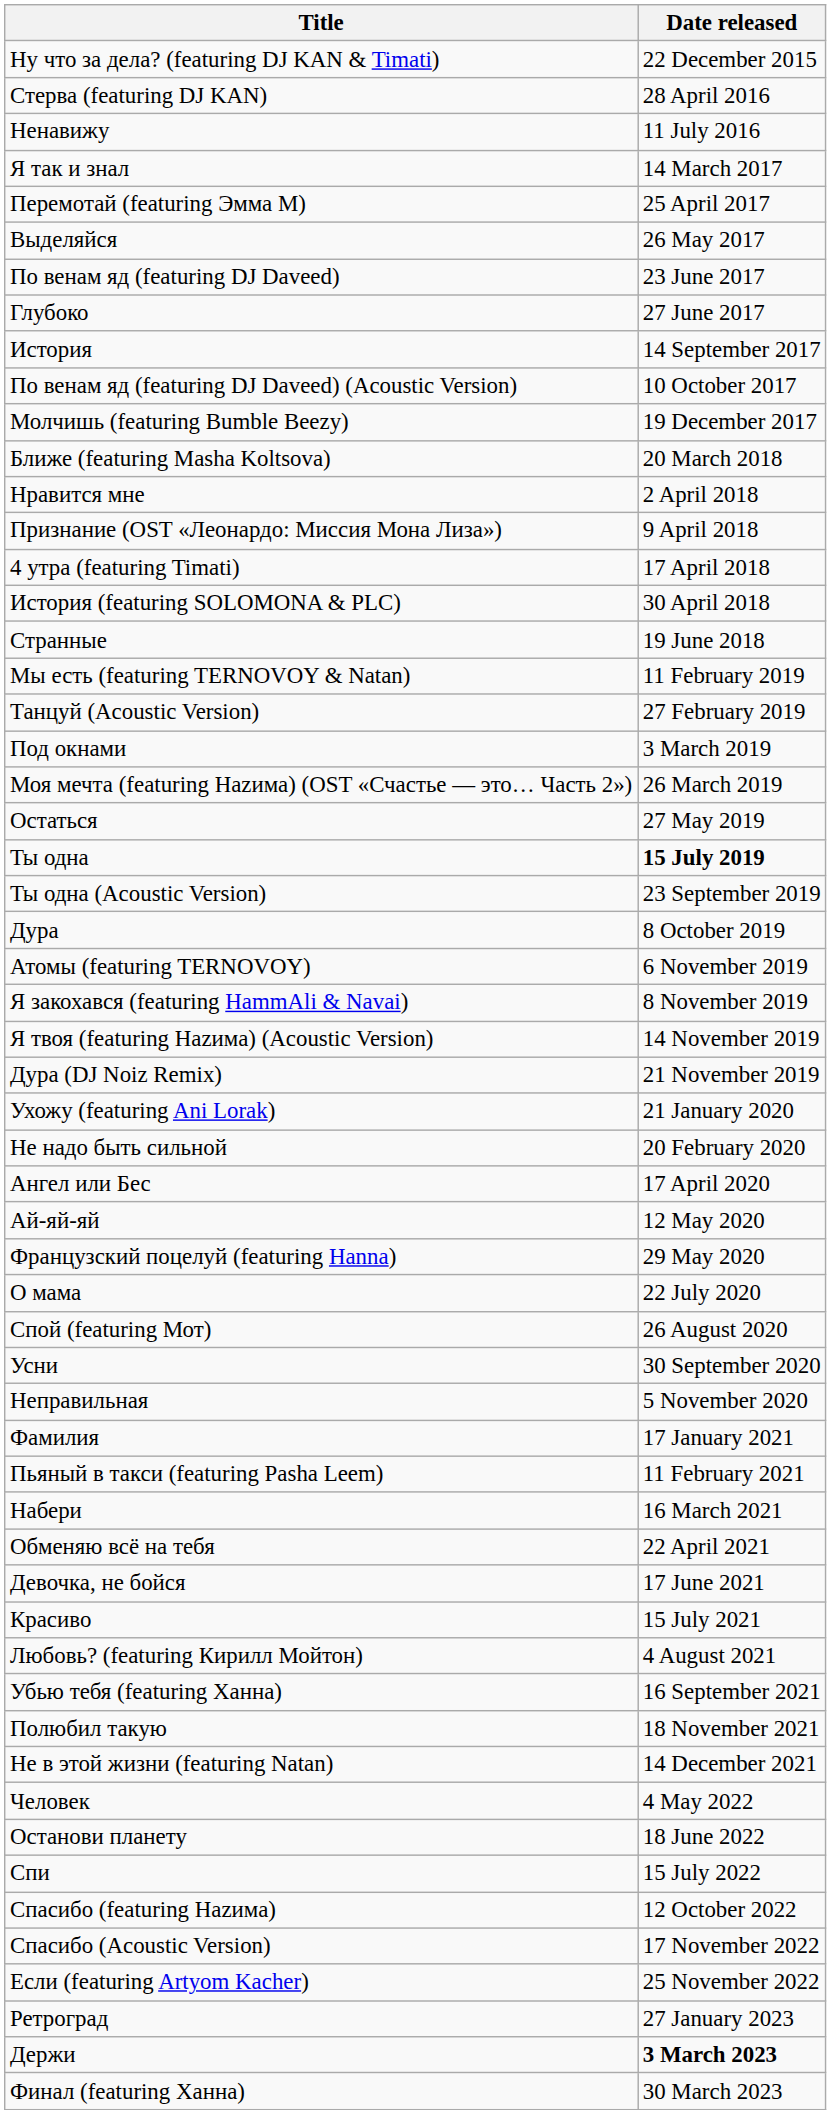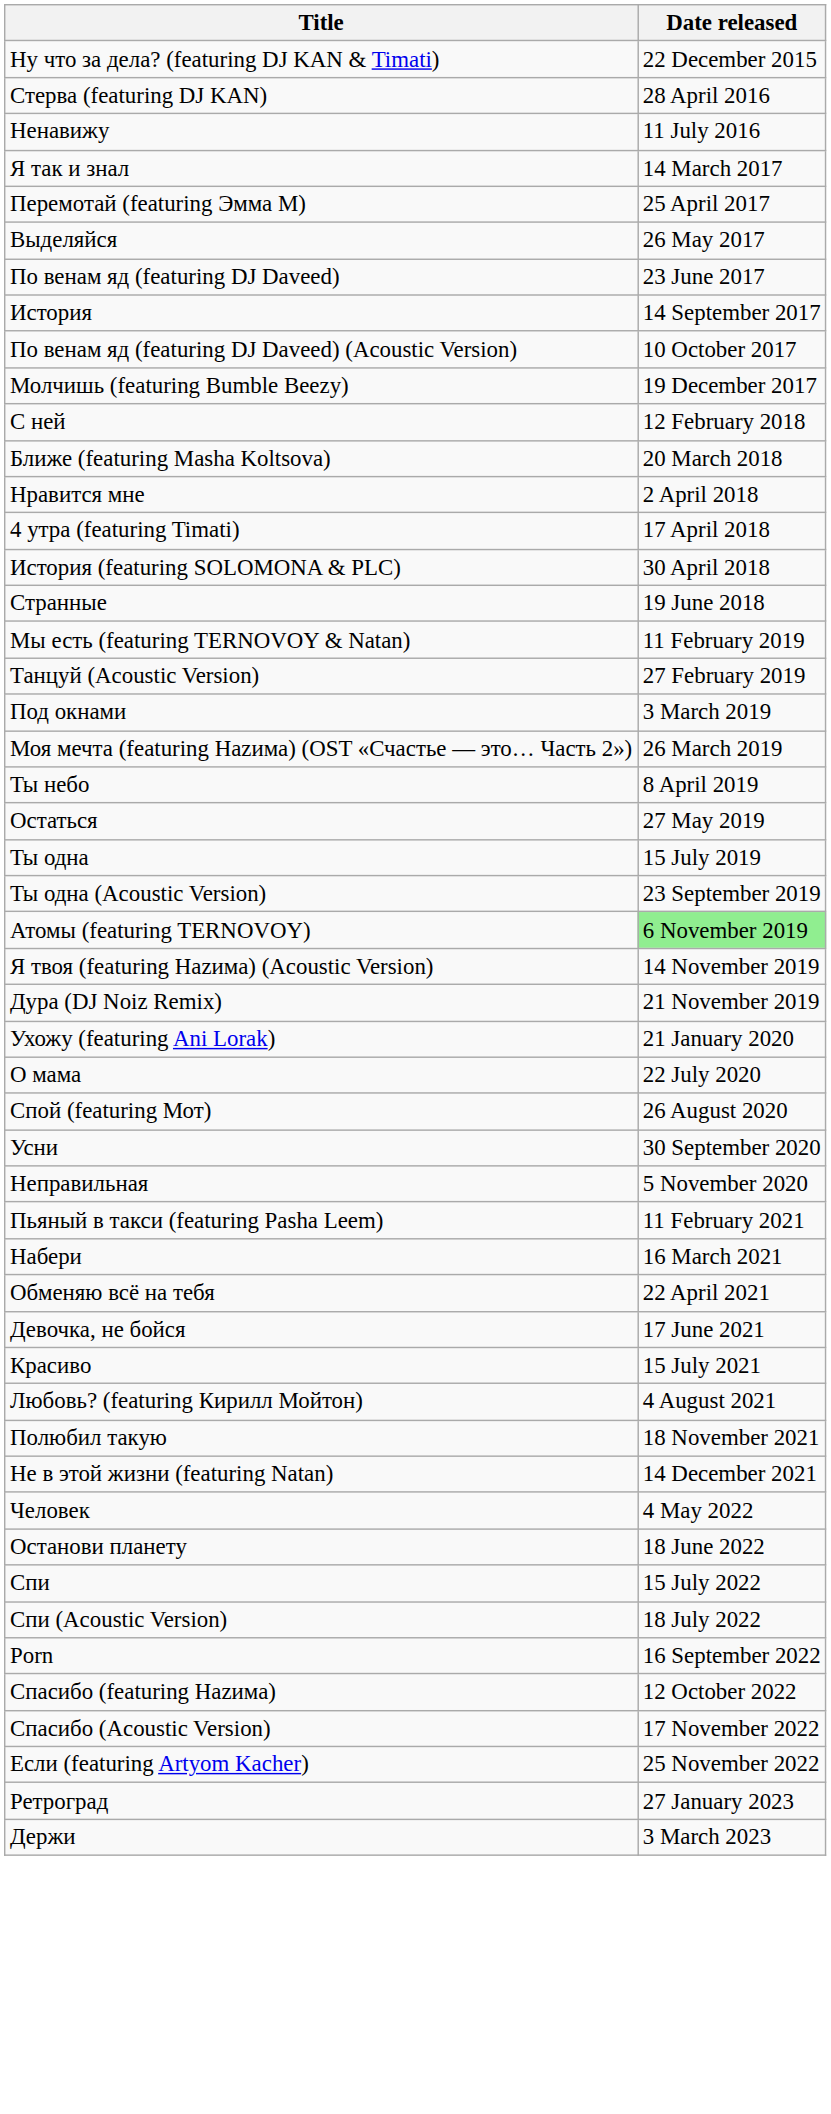- row: (49, 312)
+ row: (38, 421)
- row: (256, 530)
+ row: (50, 784)
(704, 857) bold -> (702, 857) normal
- row: (34, 929)
(725, 966) no background -> (725, 929) lightgreen background
- row: (209, 1002)
- row: (118, 1147)
- row: (80, 1183)
- row: (55, 1220)
- row: (203, 1256)
- row: (55, 1437)
- row: (146, 1691)
+ row: (119, 1619)
+ row: (32, 1655)
(710, 2054) bold -> (707, 1836) normal
- row: (127, 2090)
